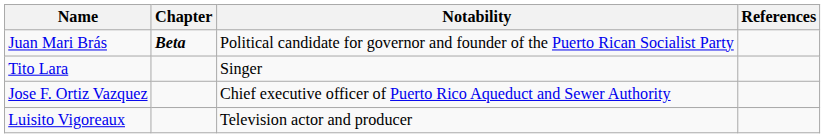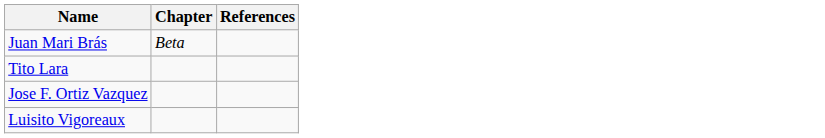- column: (477, 17)
(170, 42) bold -> (170, 42) normal
